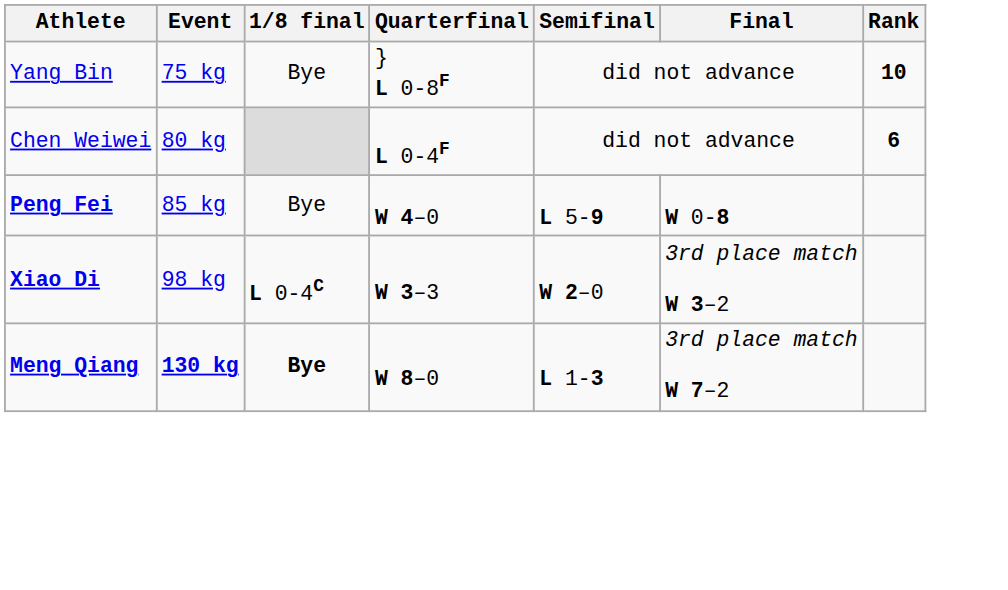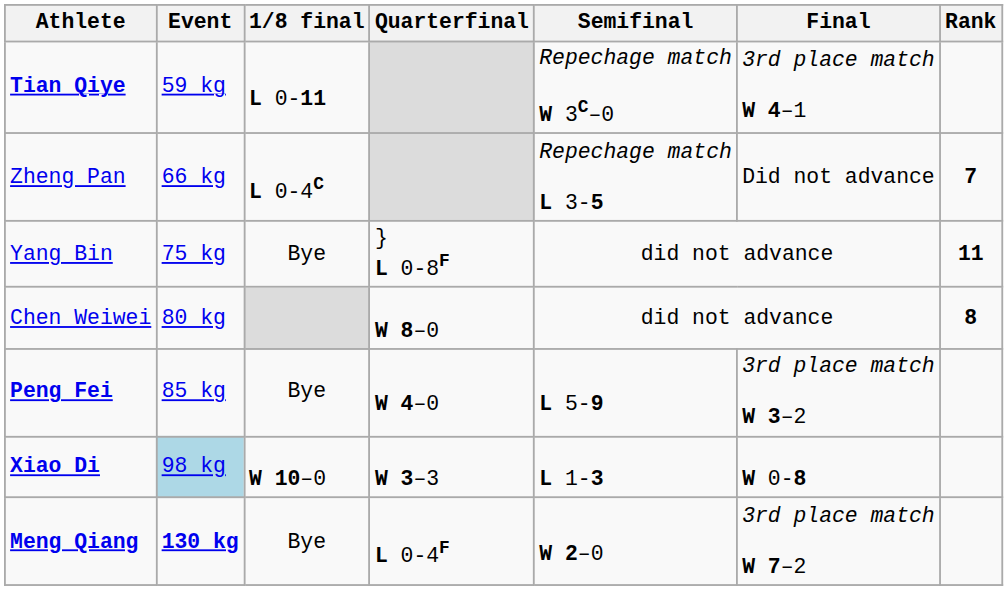+ row: (68, 87)
+ row: (68, 177)
(894, 74) 10 -> (971, 254) 11
(412, 154) L 0-4F -> (407, 331) W 8–0
(894, 141) 6 -> (971, 318) 8
(697, 218) W 0-8 -> (838, 392) 3rd place match W 3–2
(194, 280) no background -> (194, 467) lightblue background
(286, 292) L 0-4C -> (288, 480) W 10–0
(571, 292) W 2–0 -> (571, 480) L 1-3
(761, 280) 3rd place match W 3–2 -> (774, 480) W 0-8
(307, 367) bold -> (307, 541) normal
(407, 380) W 8–0 -> (412, 554) L 0-4F
(571, 380) L 1-3 -> (571, 554) W 2–0
